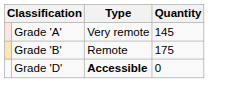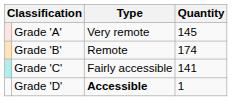(164, 50) 175 -> (187, 50) 174
+ row: (38, 68)
(158, 68) 0 -> (181, 86) 1
